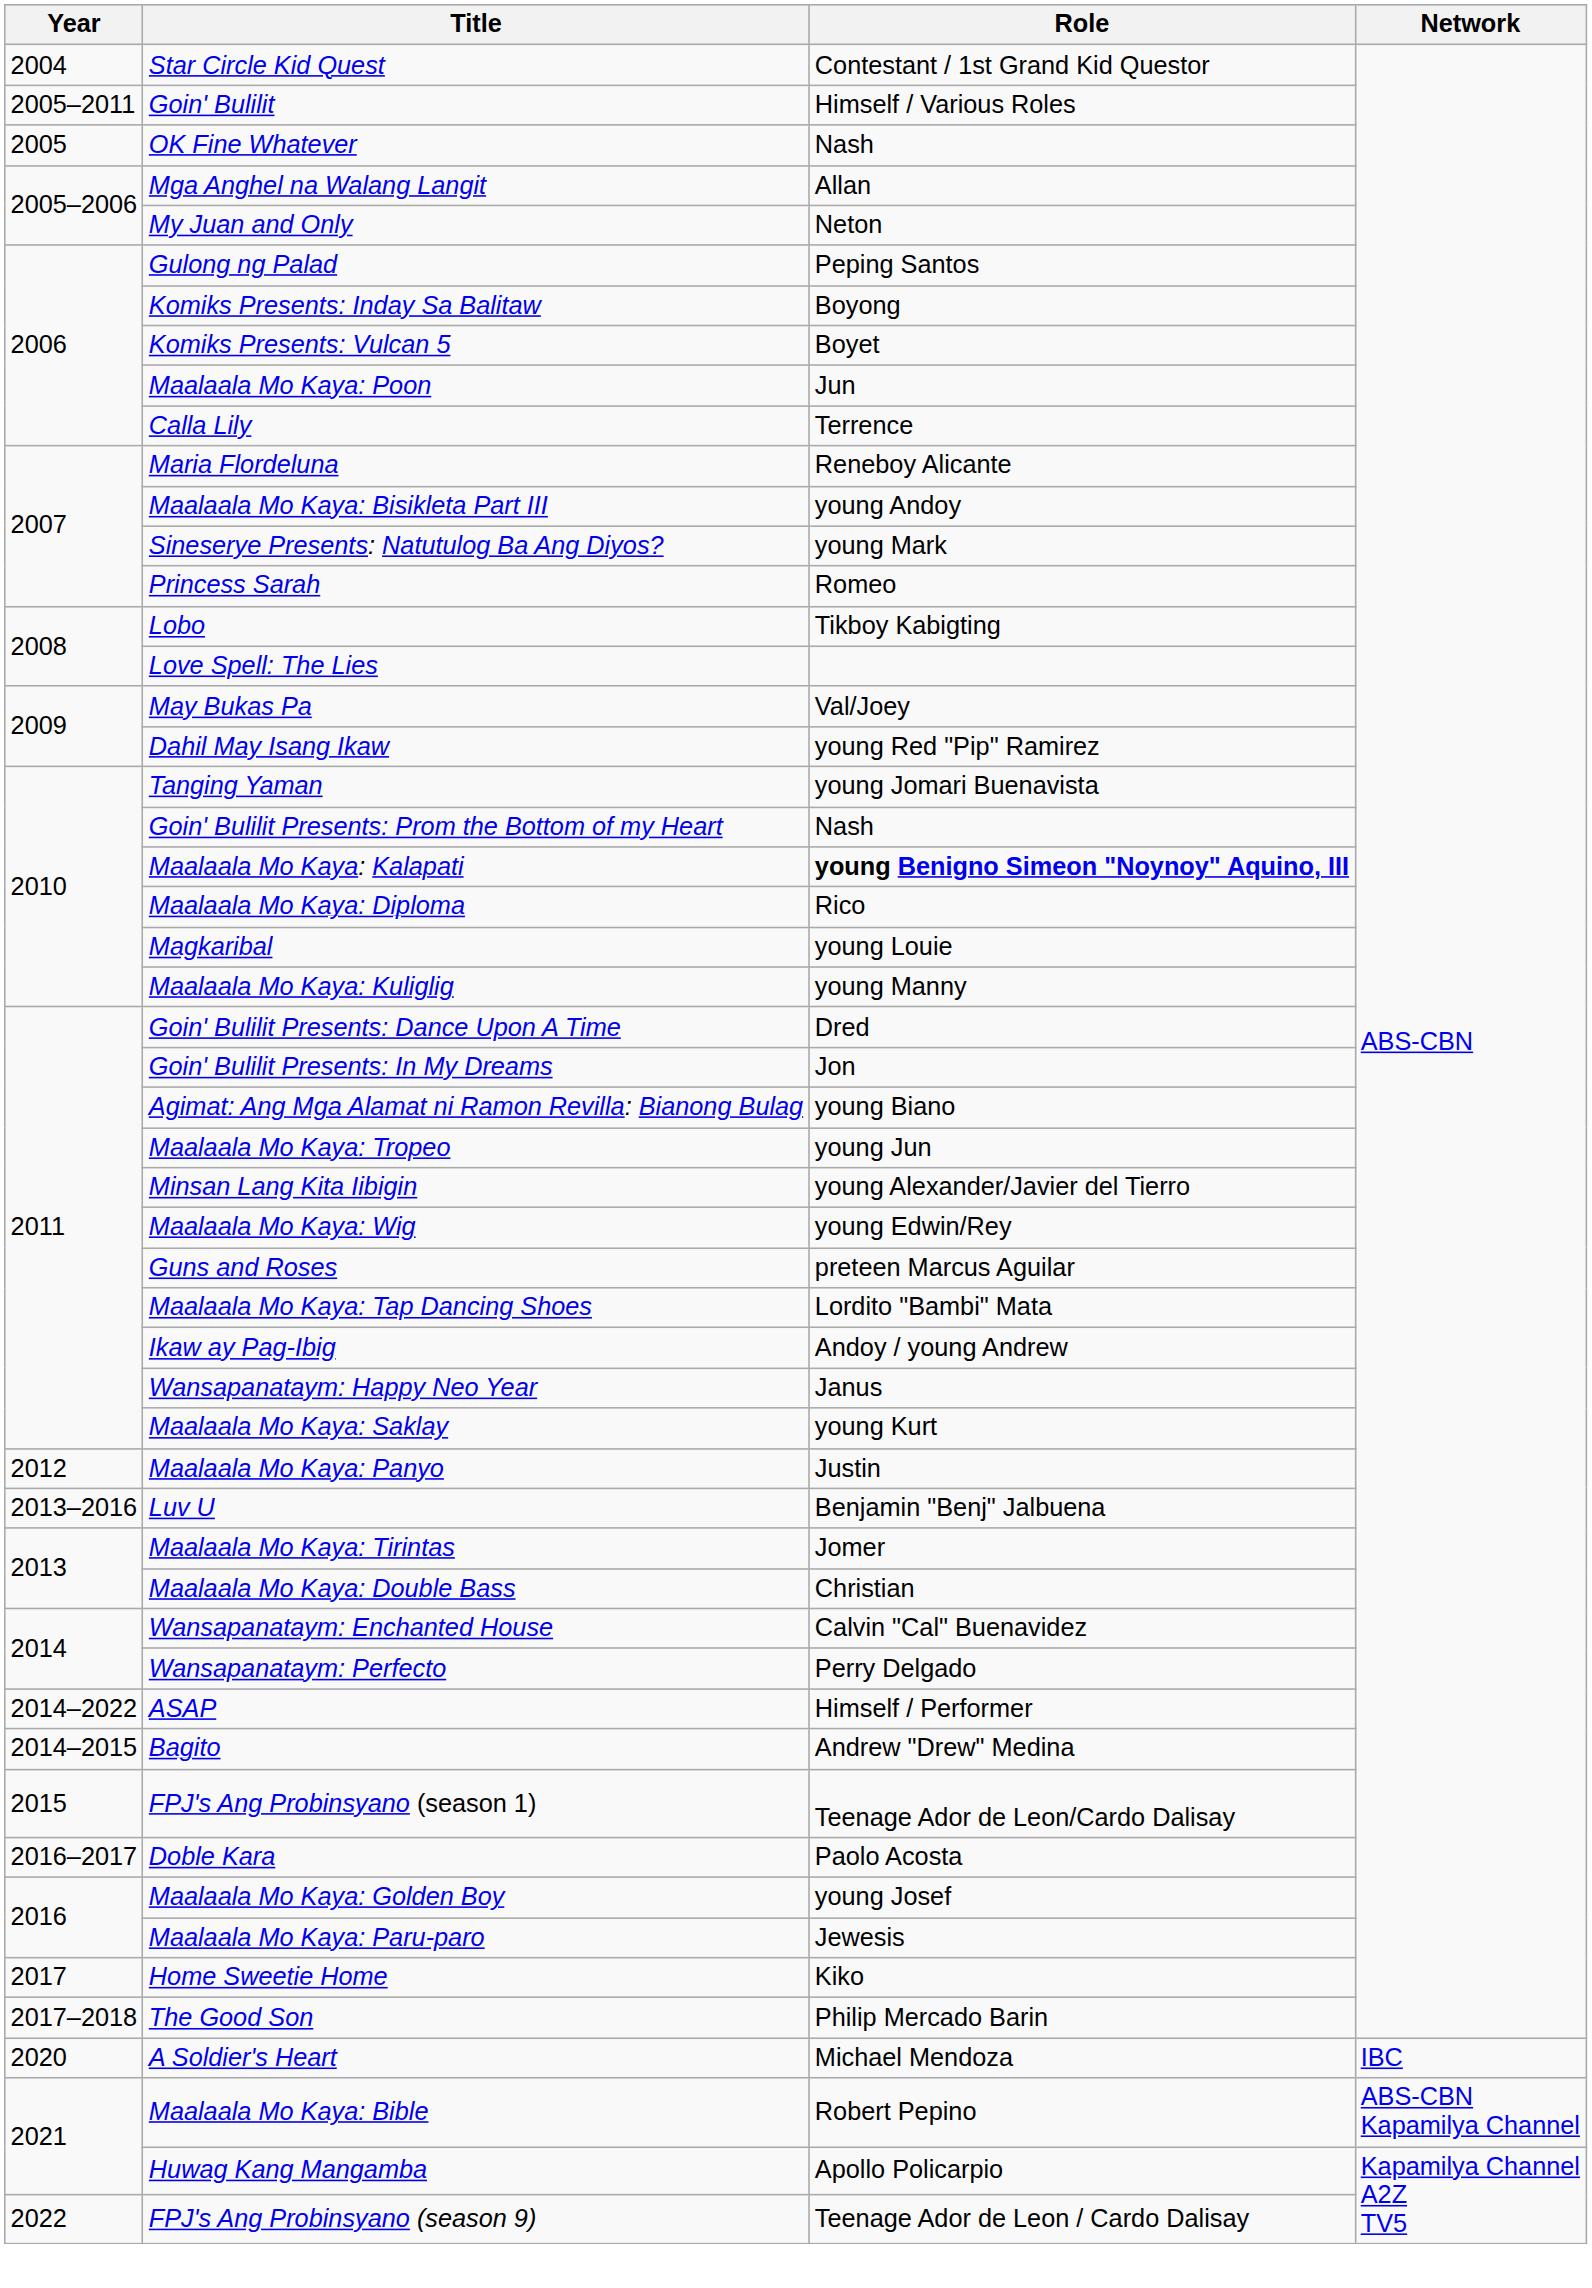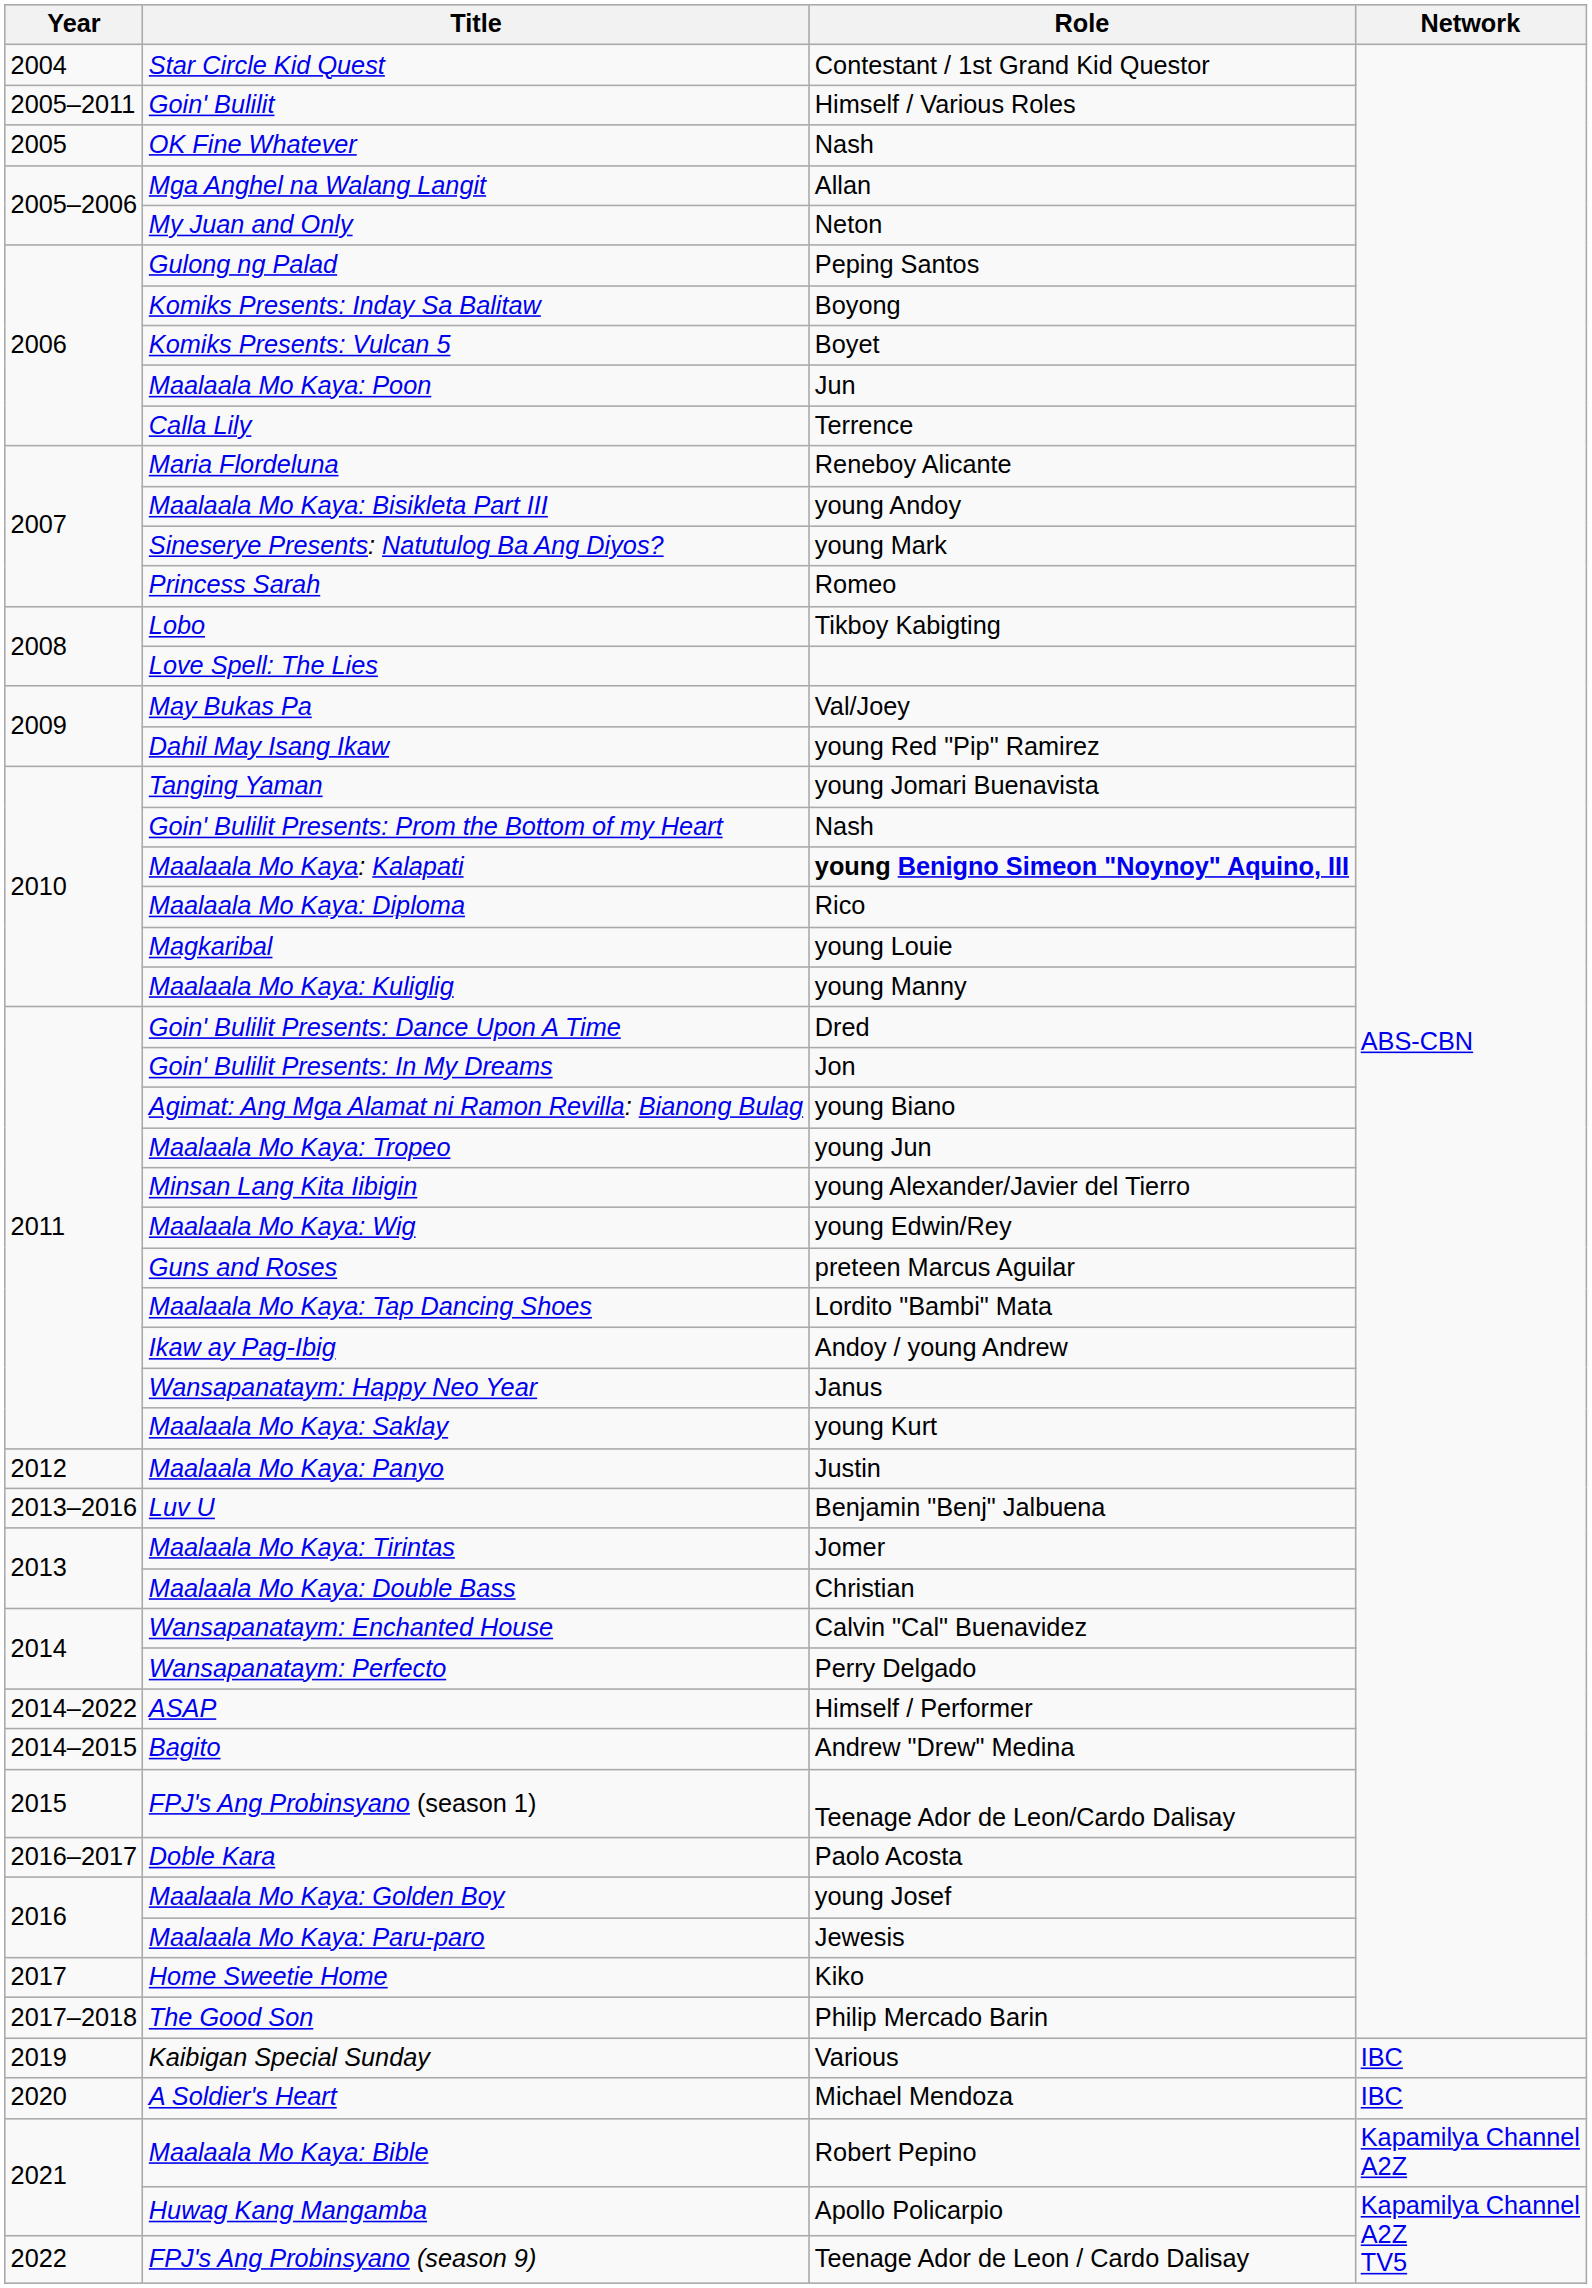+ row: (289, 2057)
(1470, 2111) ABS-CBN Kapamilya Channel -> (1470, 2152) Kapamilya Channel A2Z
